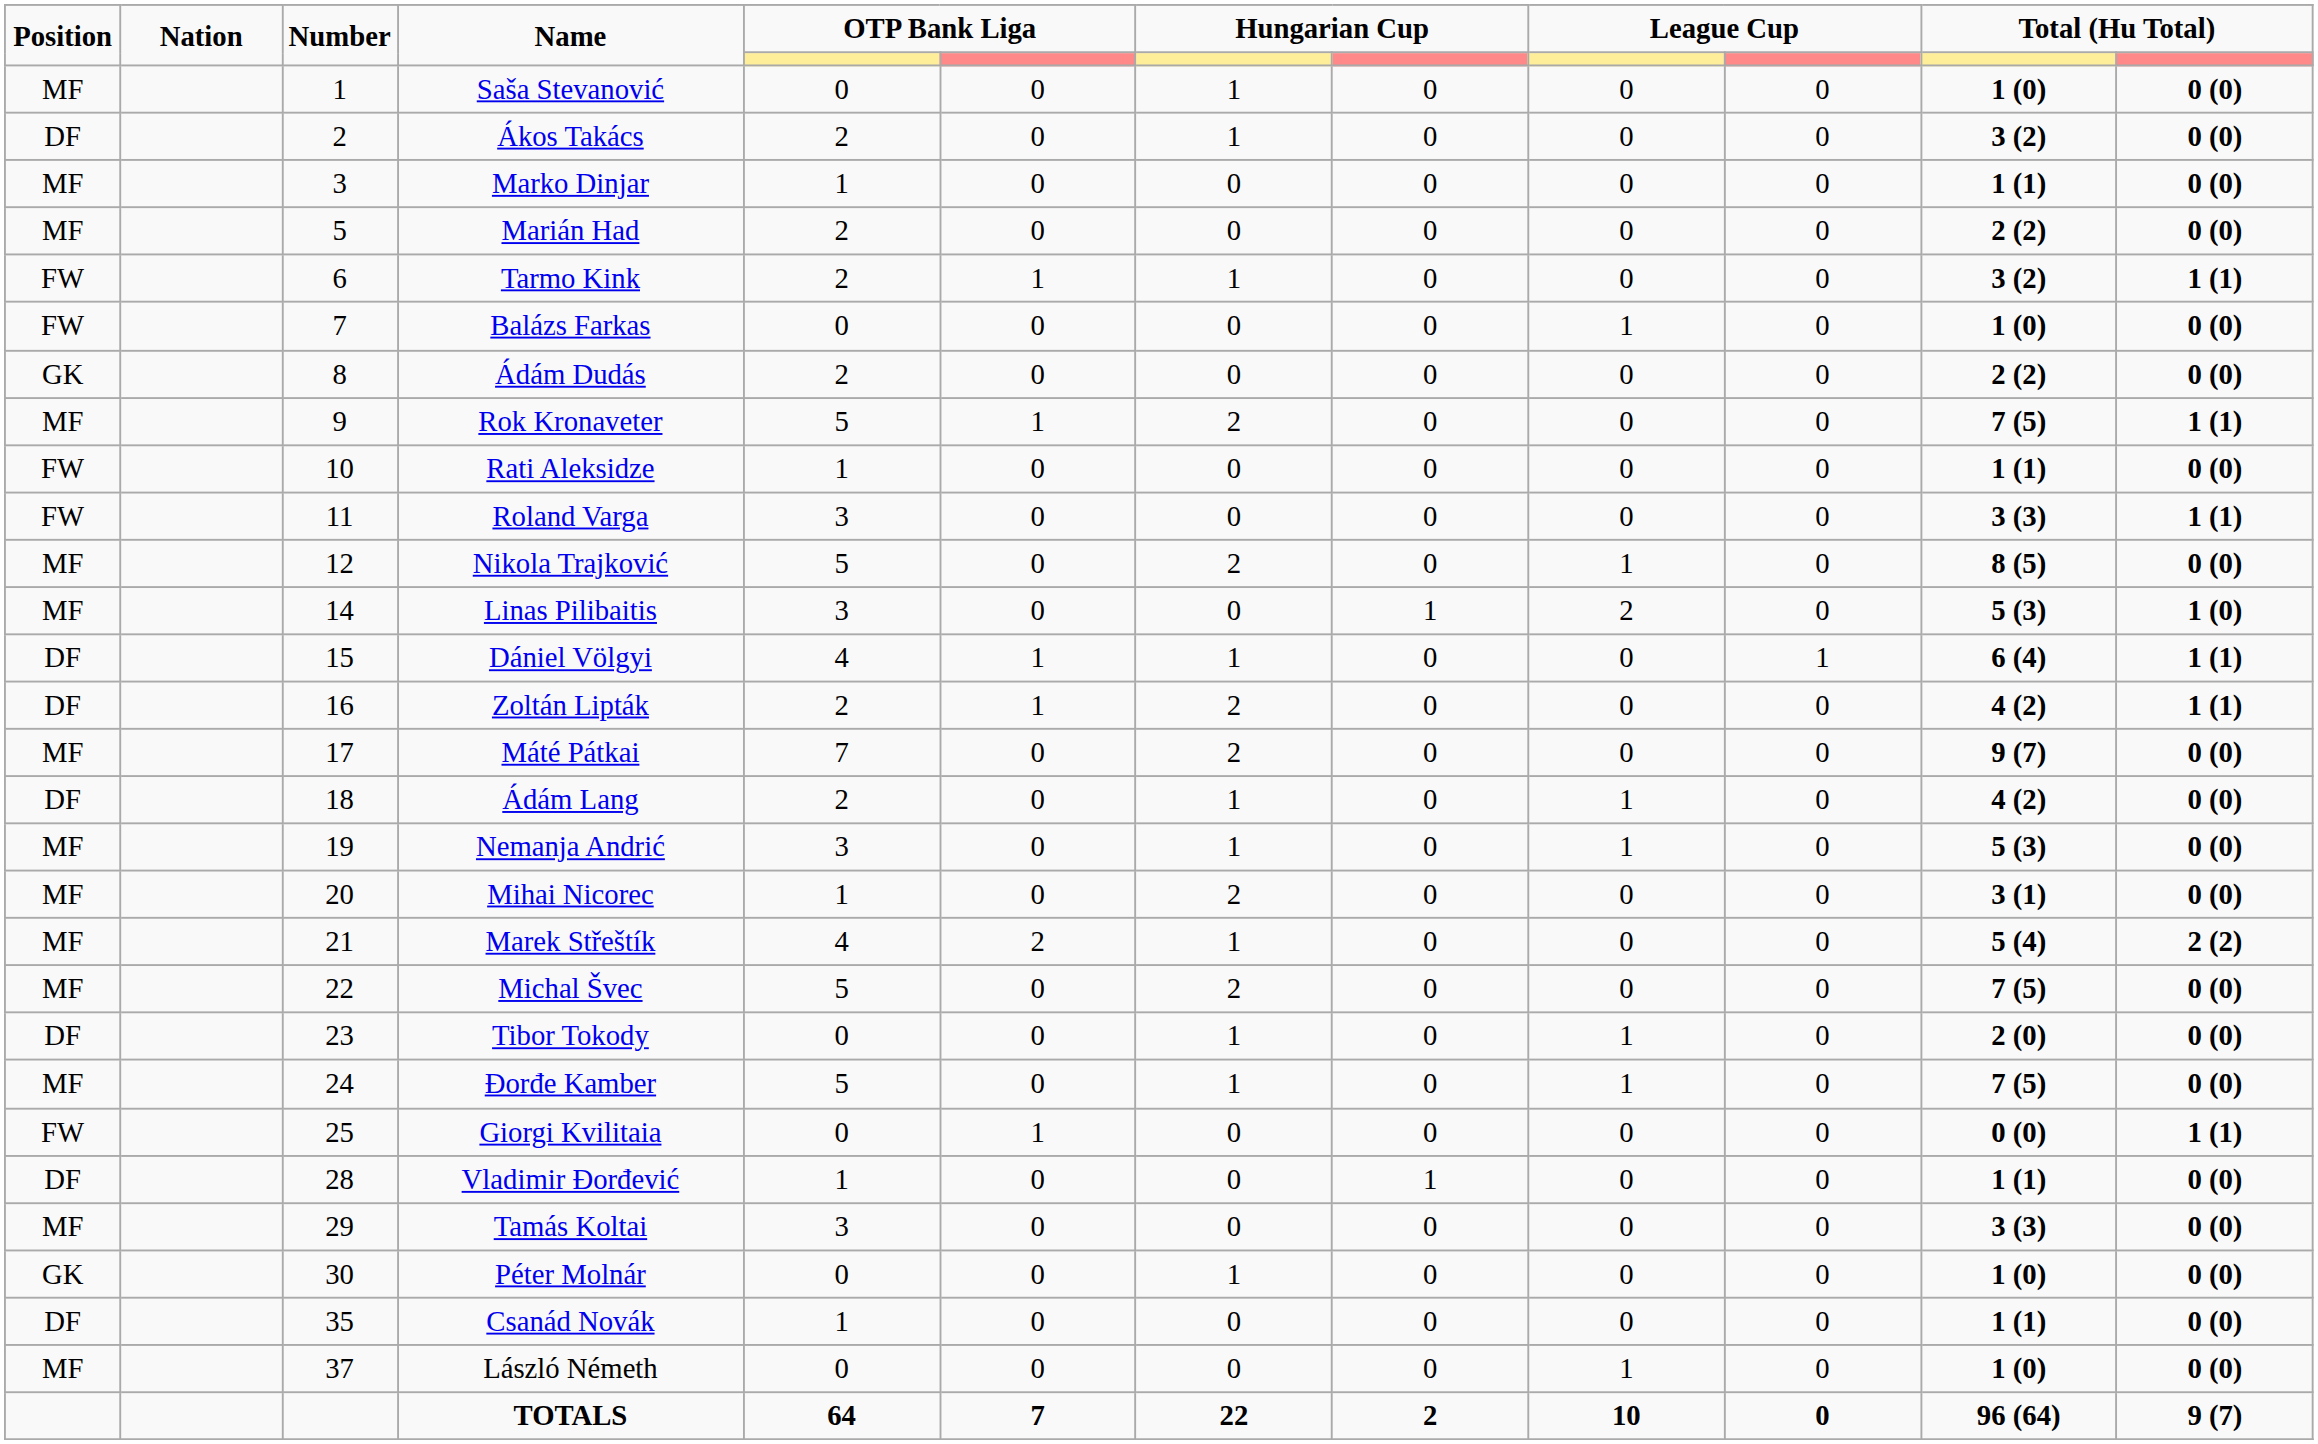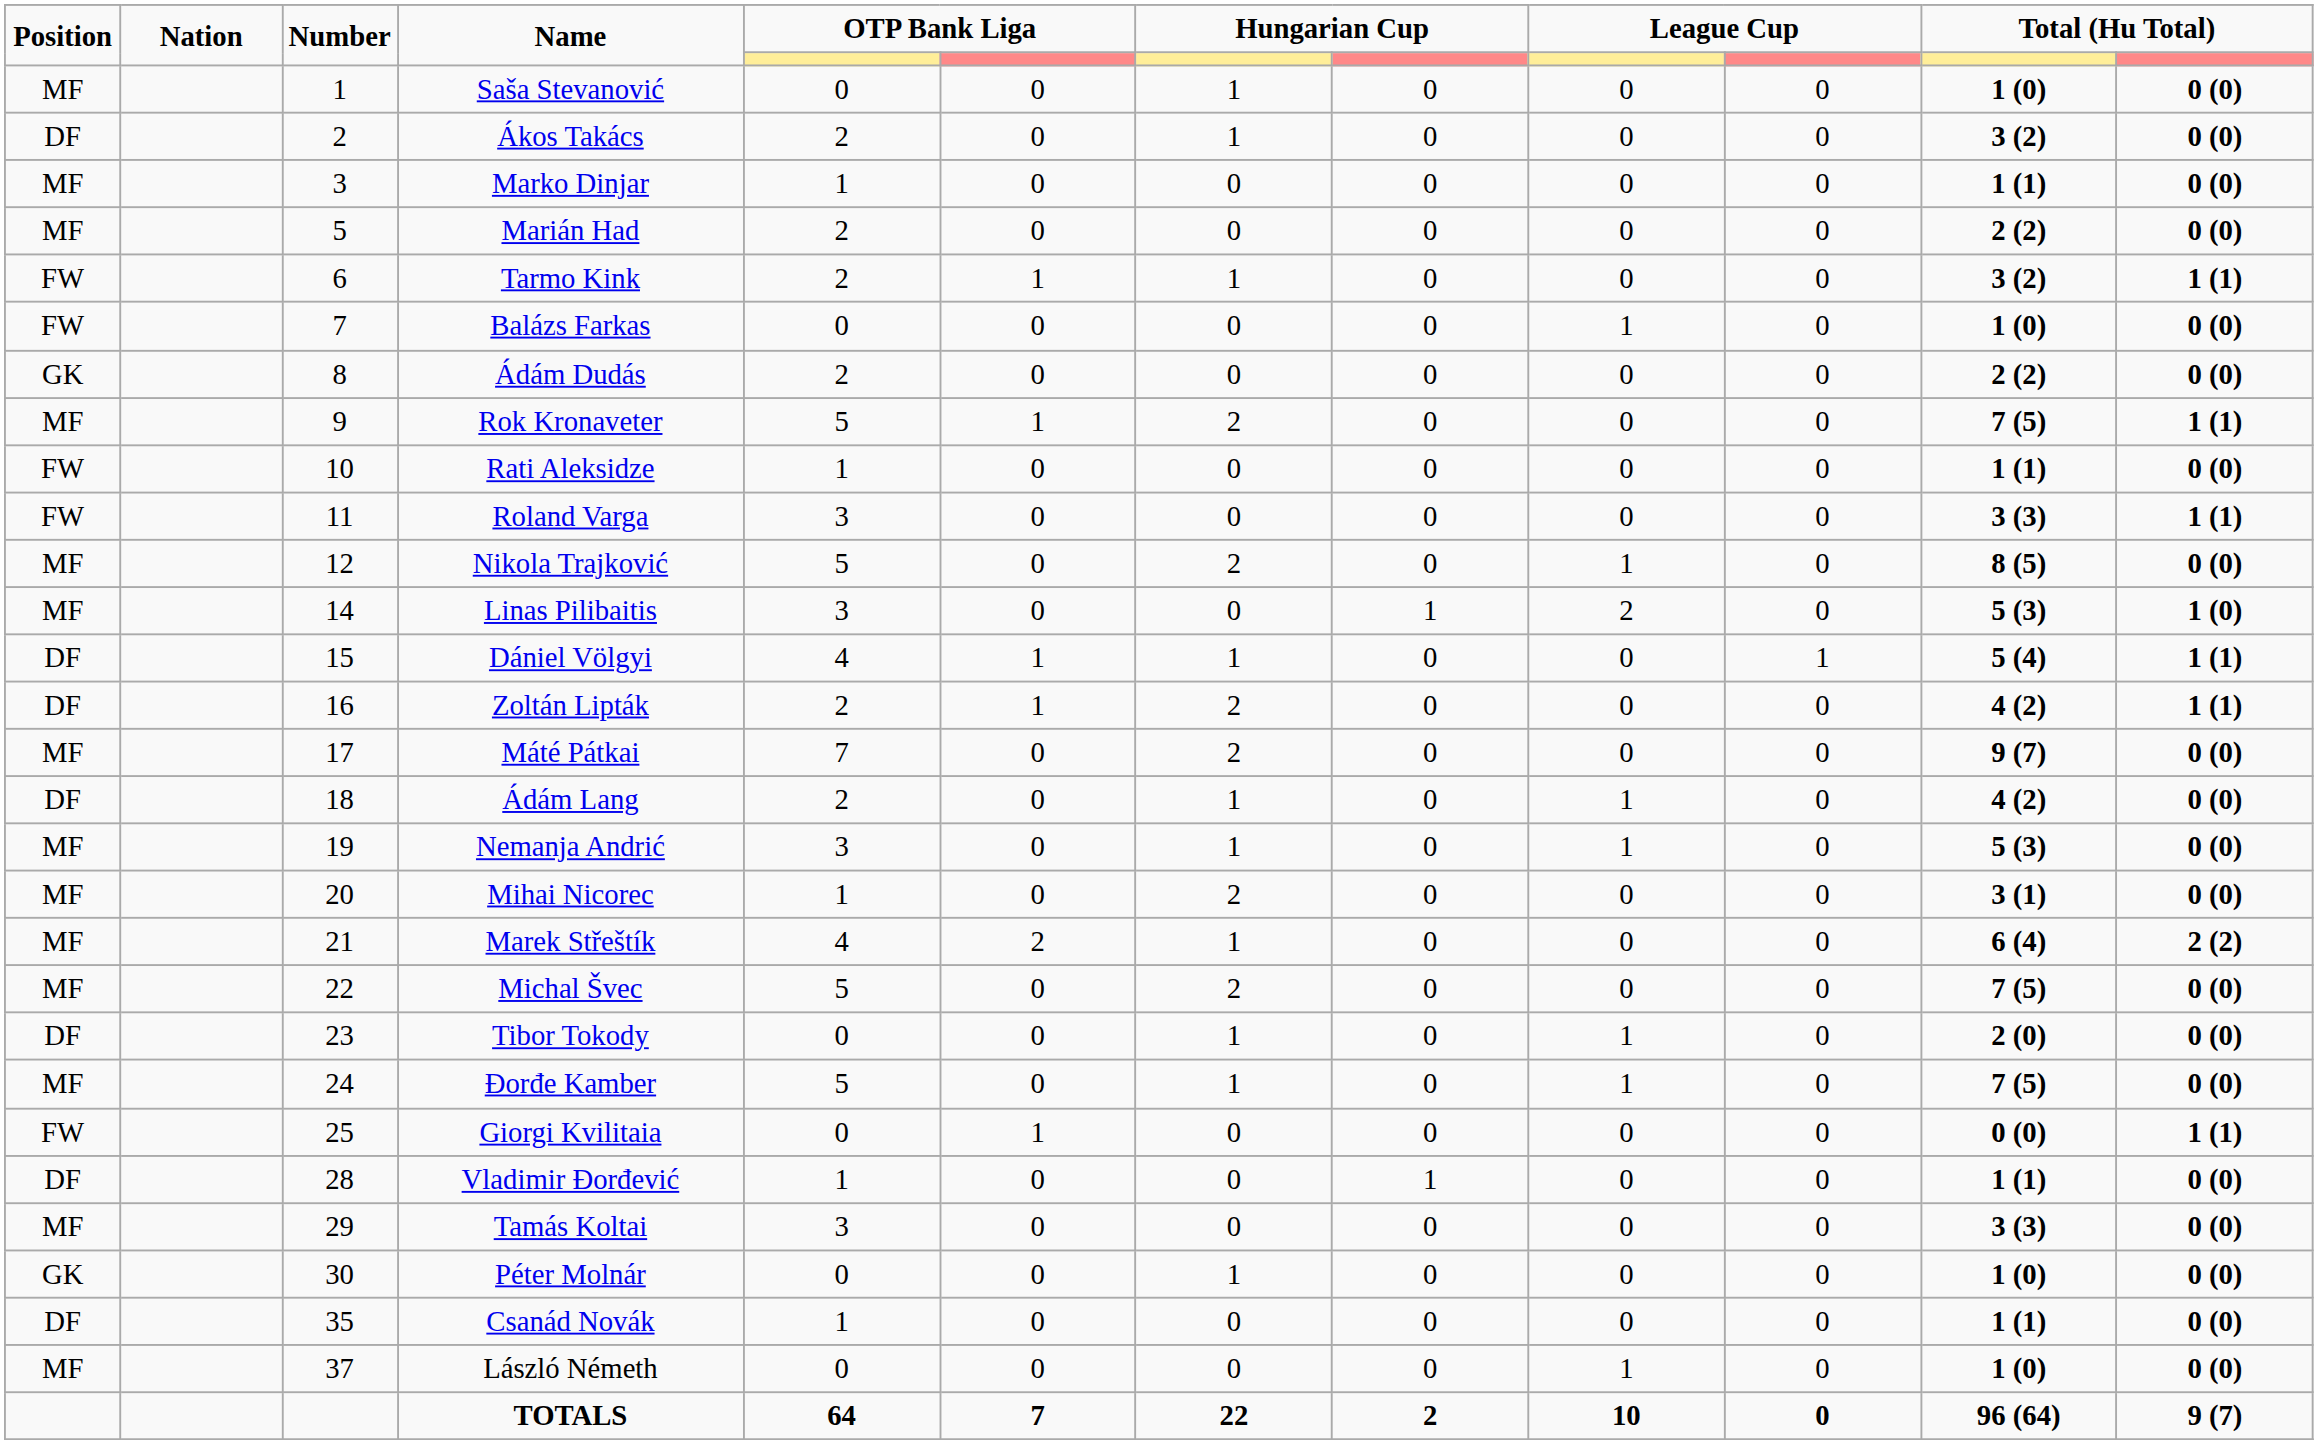(2019, 657) 6 (4) -> (2019, 657) 5 (4)
(2019, 941) 5 (4) -> (2019, 941) 6 (4)
